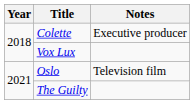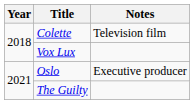(140, 33) Executive producer -> (130, 33) Television film
(130, 71) Television film -> (140, 71) Executive producer
